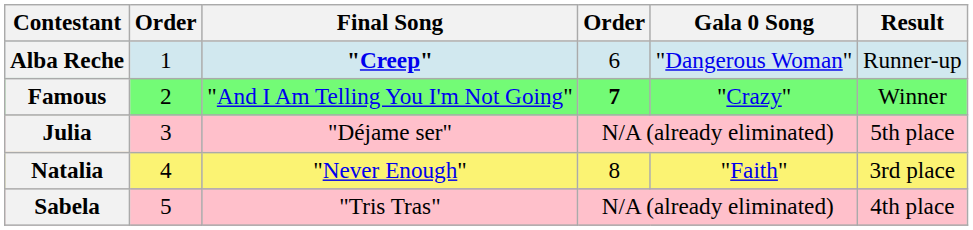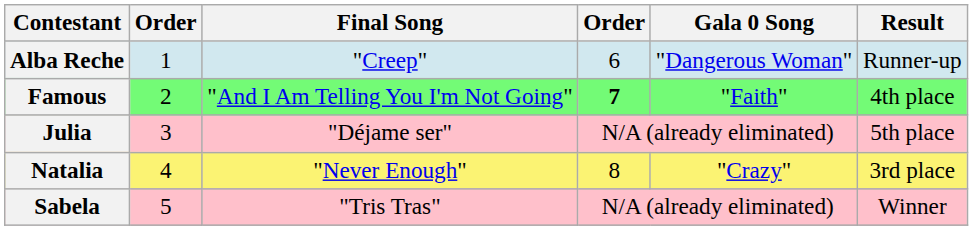(390, 59) bold -> (390, 59) normal
(754, 96) "Crazy" -> (754, 96) "Faith"
(912, 96) Winner -> (912, 96) 4th place
(754, 170) "Faith" -> (754, 170) "Crazy"
(912, 206) 4th place -> (912, 206) Winner
